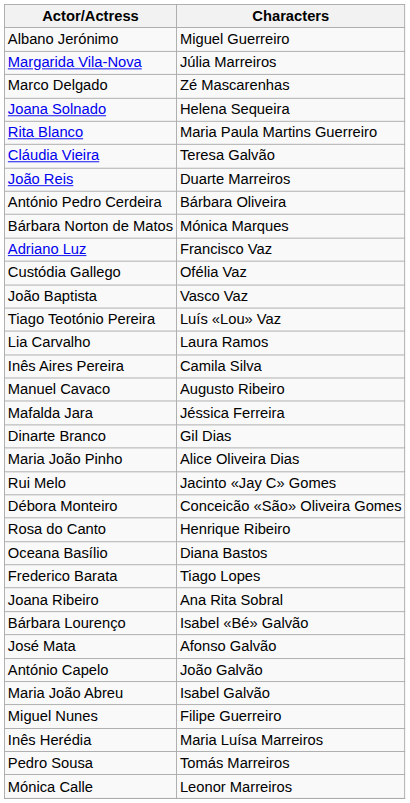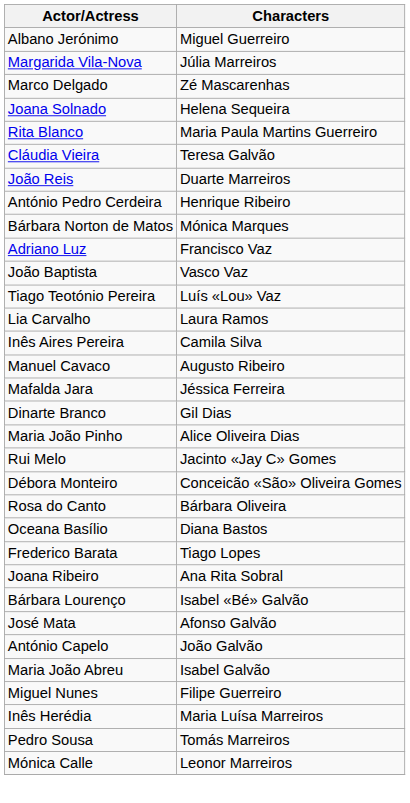(233, 202) Bárbara Oliveira -> (235, 202) Henrique Ribeiro
- row: (64, 272)
(235, 529) Henrique Ribeiro -> (233, 506) Bárbara Oliveira
